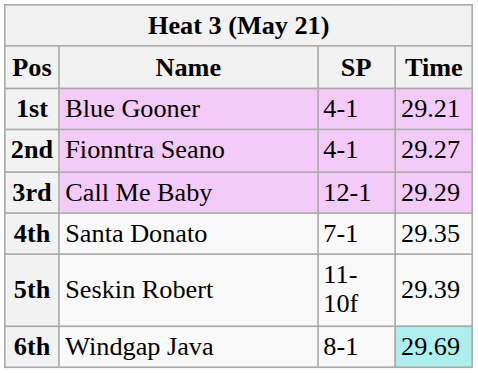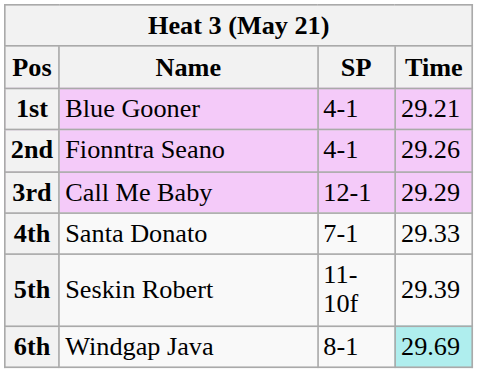(431, 150) 29.27 -> (431, 150) 29.26
(431, 233) 29.35 -> (431, 233) 29.33
